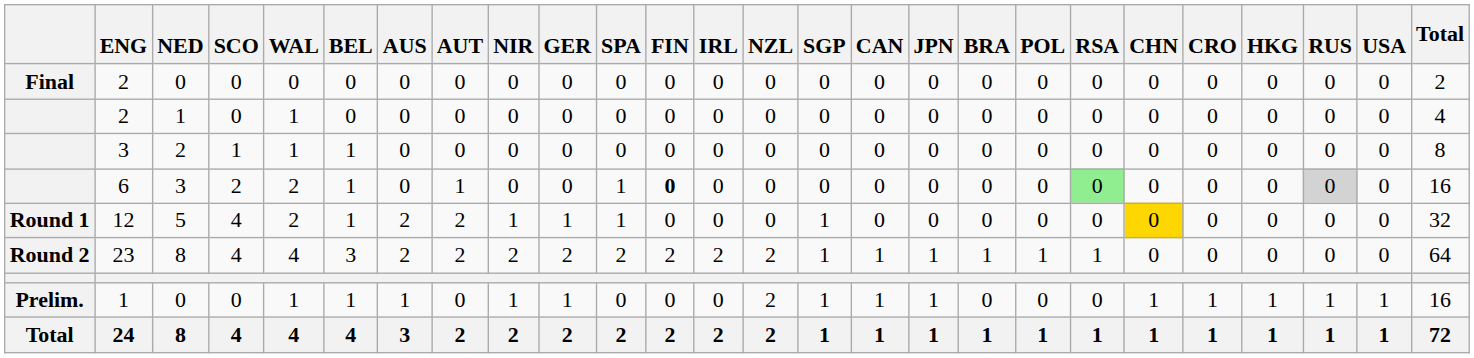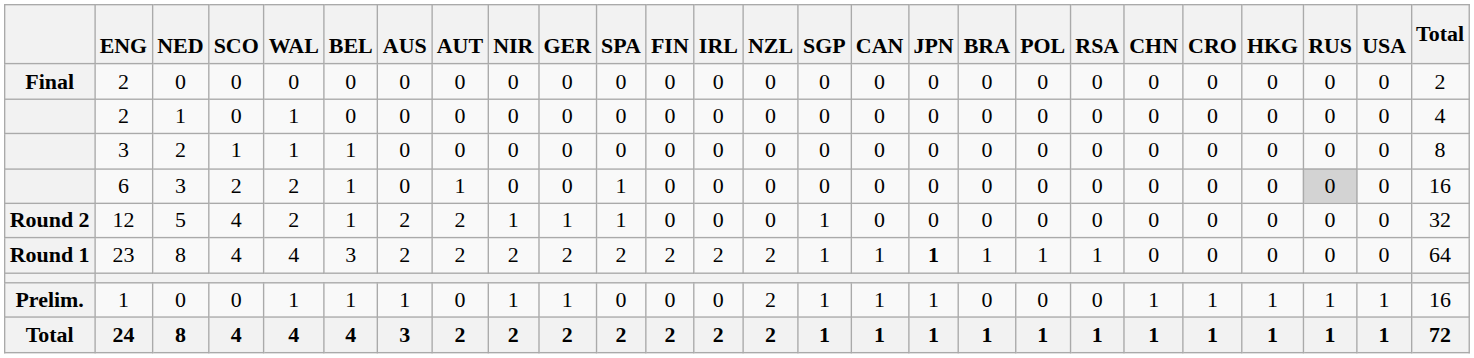(670, 185) bold -> (670, 185) normal
(1097, 185) lightgreen background -> (1097, 185) no background
(50, 220) Round 1 -> (50, 220) Round 2
(1154, 220) gold background -> (1154, 220) no background
(50, 255) Round 2 -> (50, 255) Round 1
(934, 255) normal -> (934, 255) bold
